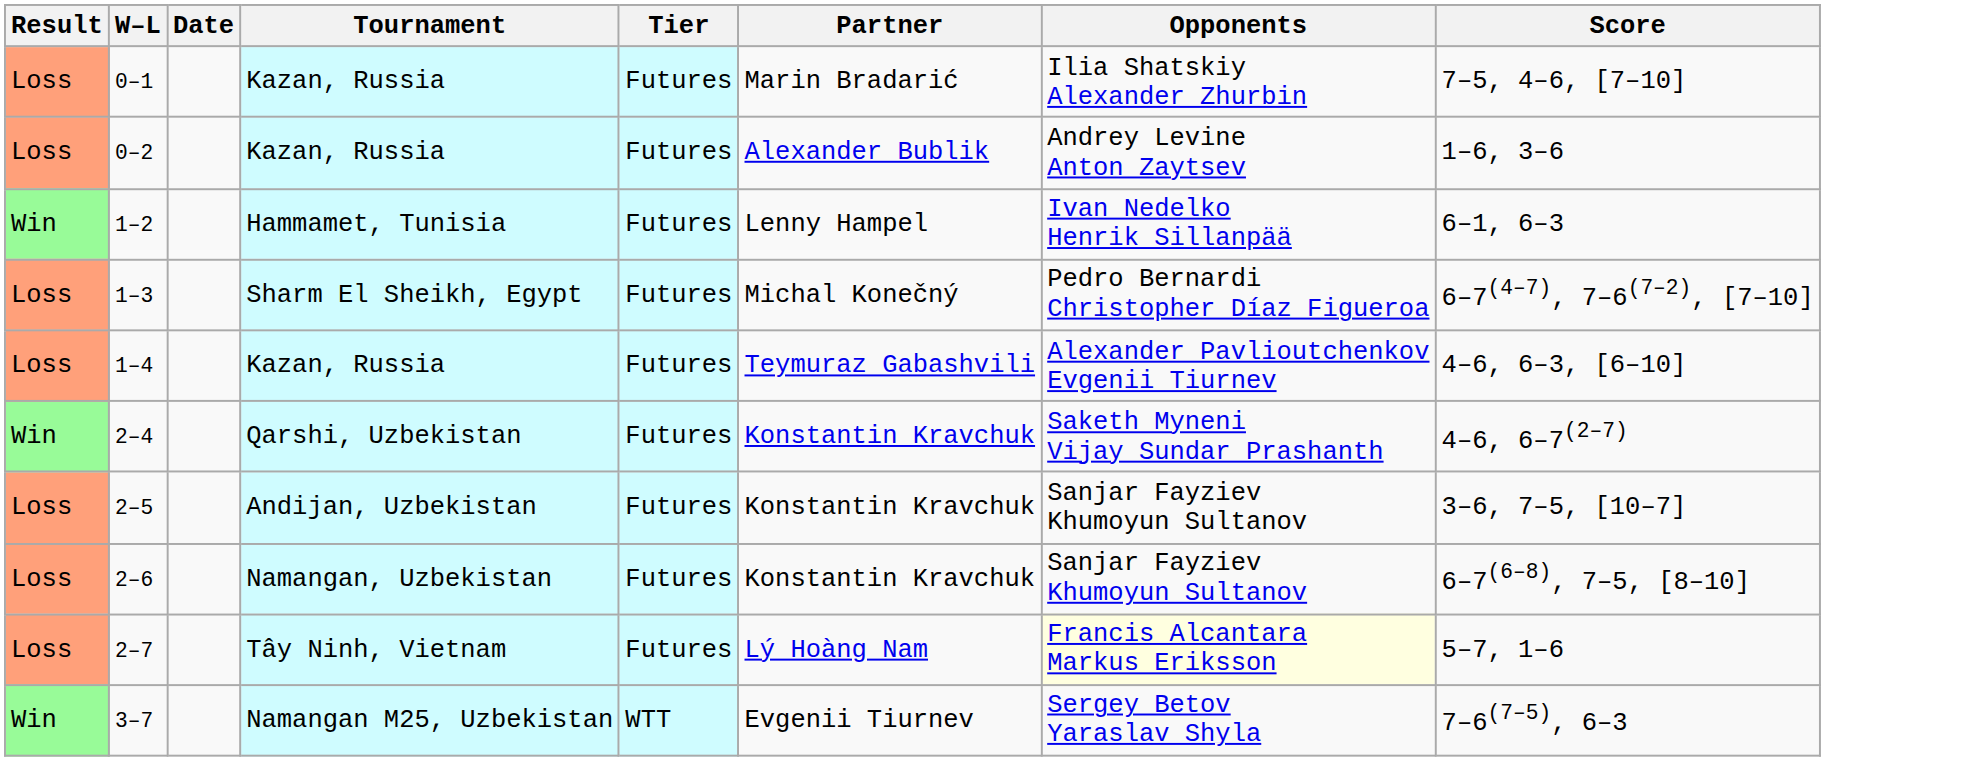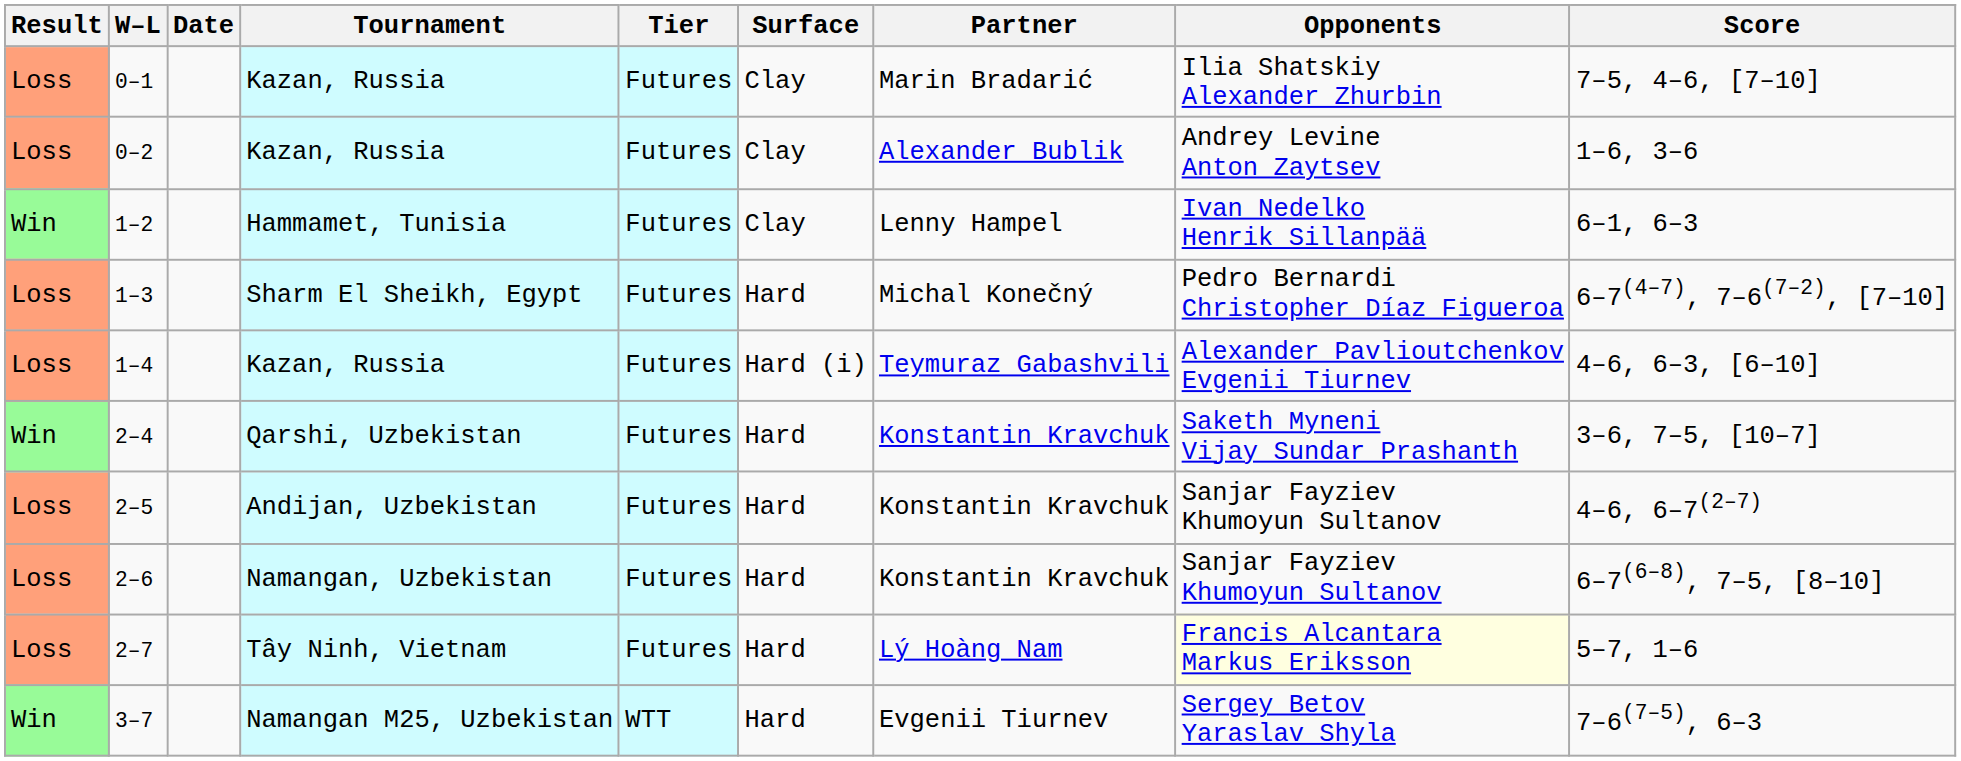+ column: (806, 26)
(1535, 437) 4–6, 6–7(2–7) -> (1698, 437) 3–6, 7–5, [10–7]
(1564, 508) 3–6, 7–5, [10–7] -> (1669, 508) 4–6, 6–7(2–7)
